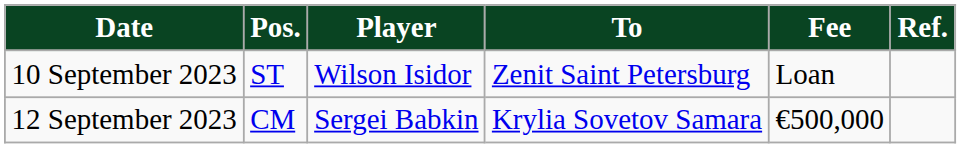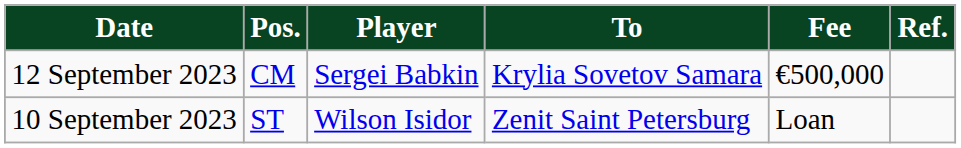rows swapped: (124, 73) <-> (124, 119)
